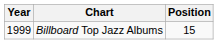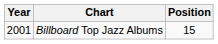(19, 30) 1999 -> (19, 30) 2001
